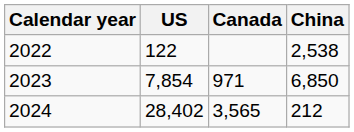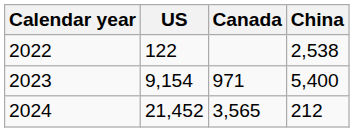(169, 80) 7,854 -> (169, 80) 9,154
(315, 80) 6,850 -> (315, 80) 5,400
(174, 111) 28,402 -> (174, 111) 21,452
